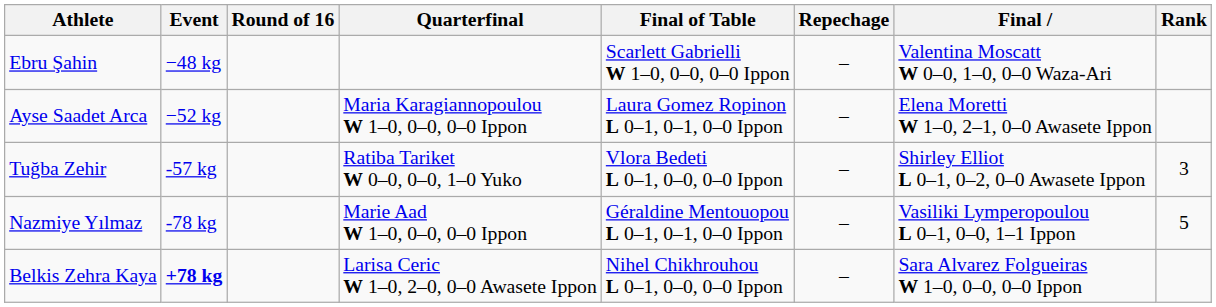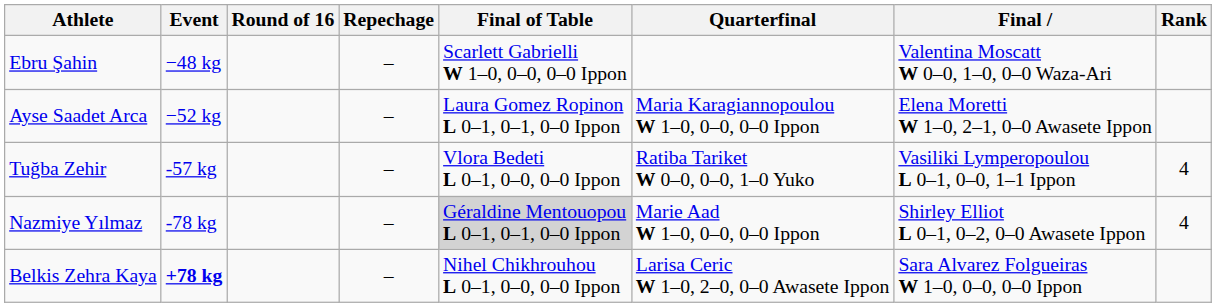columns swapped: (470, 20) <-> (844, 20)
(1022, 169) Shirley Elliot L 0–1, 0–2, 0–0 Awasete Ippon -> (994, 169) Vasiliki Lymperopoulou L 0–1, 0–0, 1–1 Ippon
(1184, 169) 3 -> (1184, 169) 4
(697, 222) no background -> (535, 222) lightgrey background
(994, 222) Vasiliki Lymperopoulou L 0–1, 0–0, 1–1 Ippon -> (1022, 222) Shirley Elliot L 0–1, 0–2, 0–0 Awasete Ippon
(1184, 222) 5 -> (1184, 222) 4
